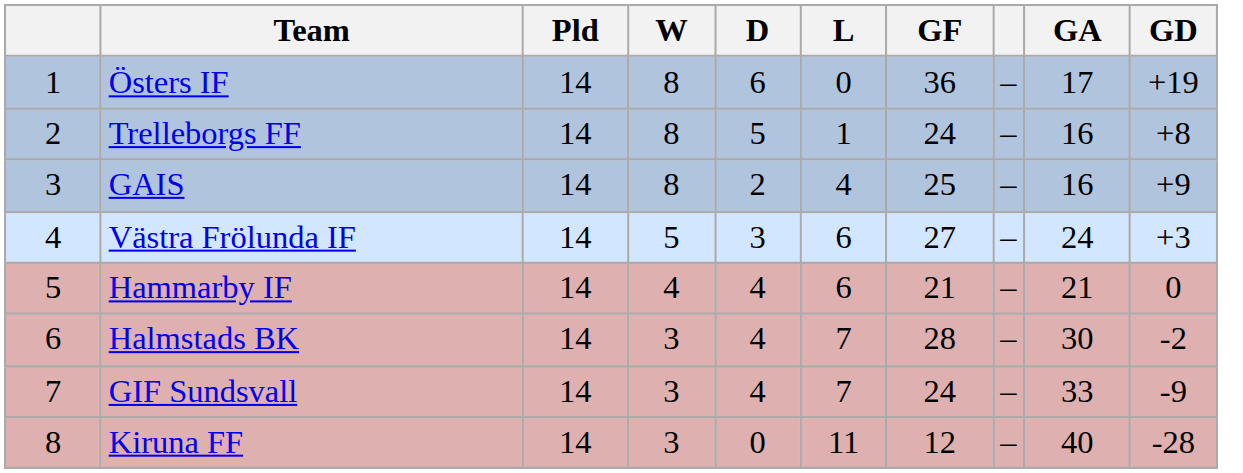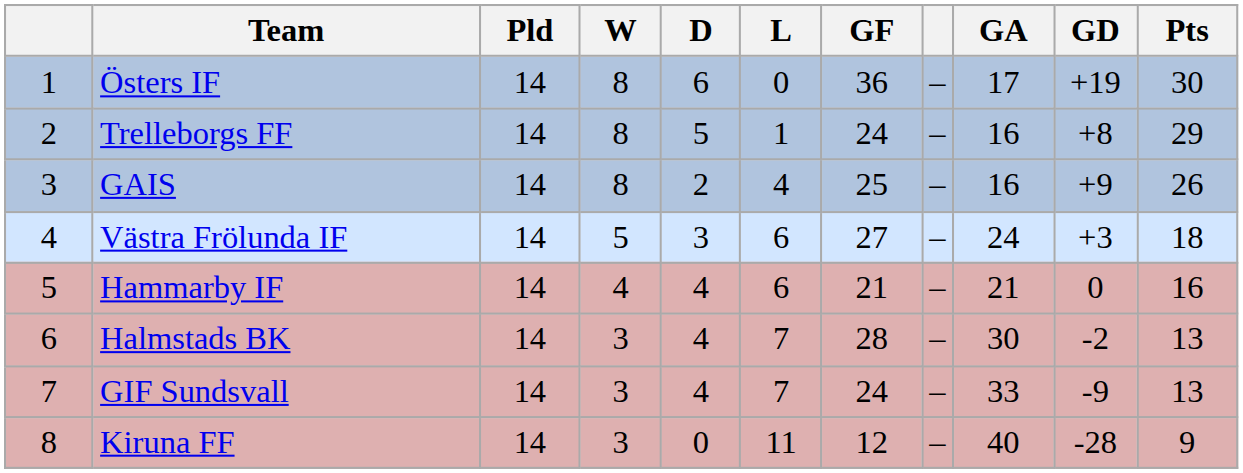+ column: (1187, 30)
